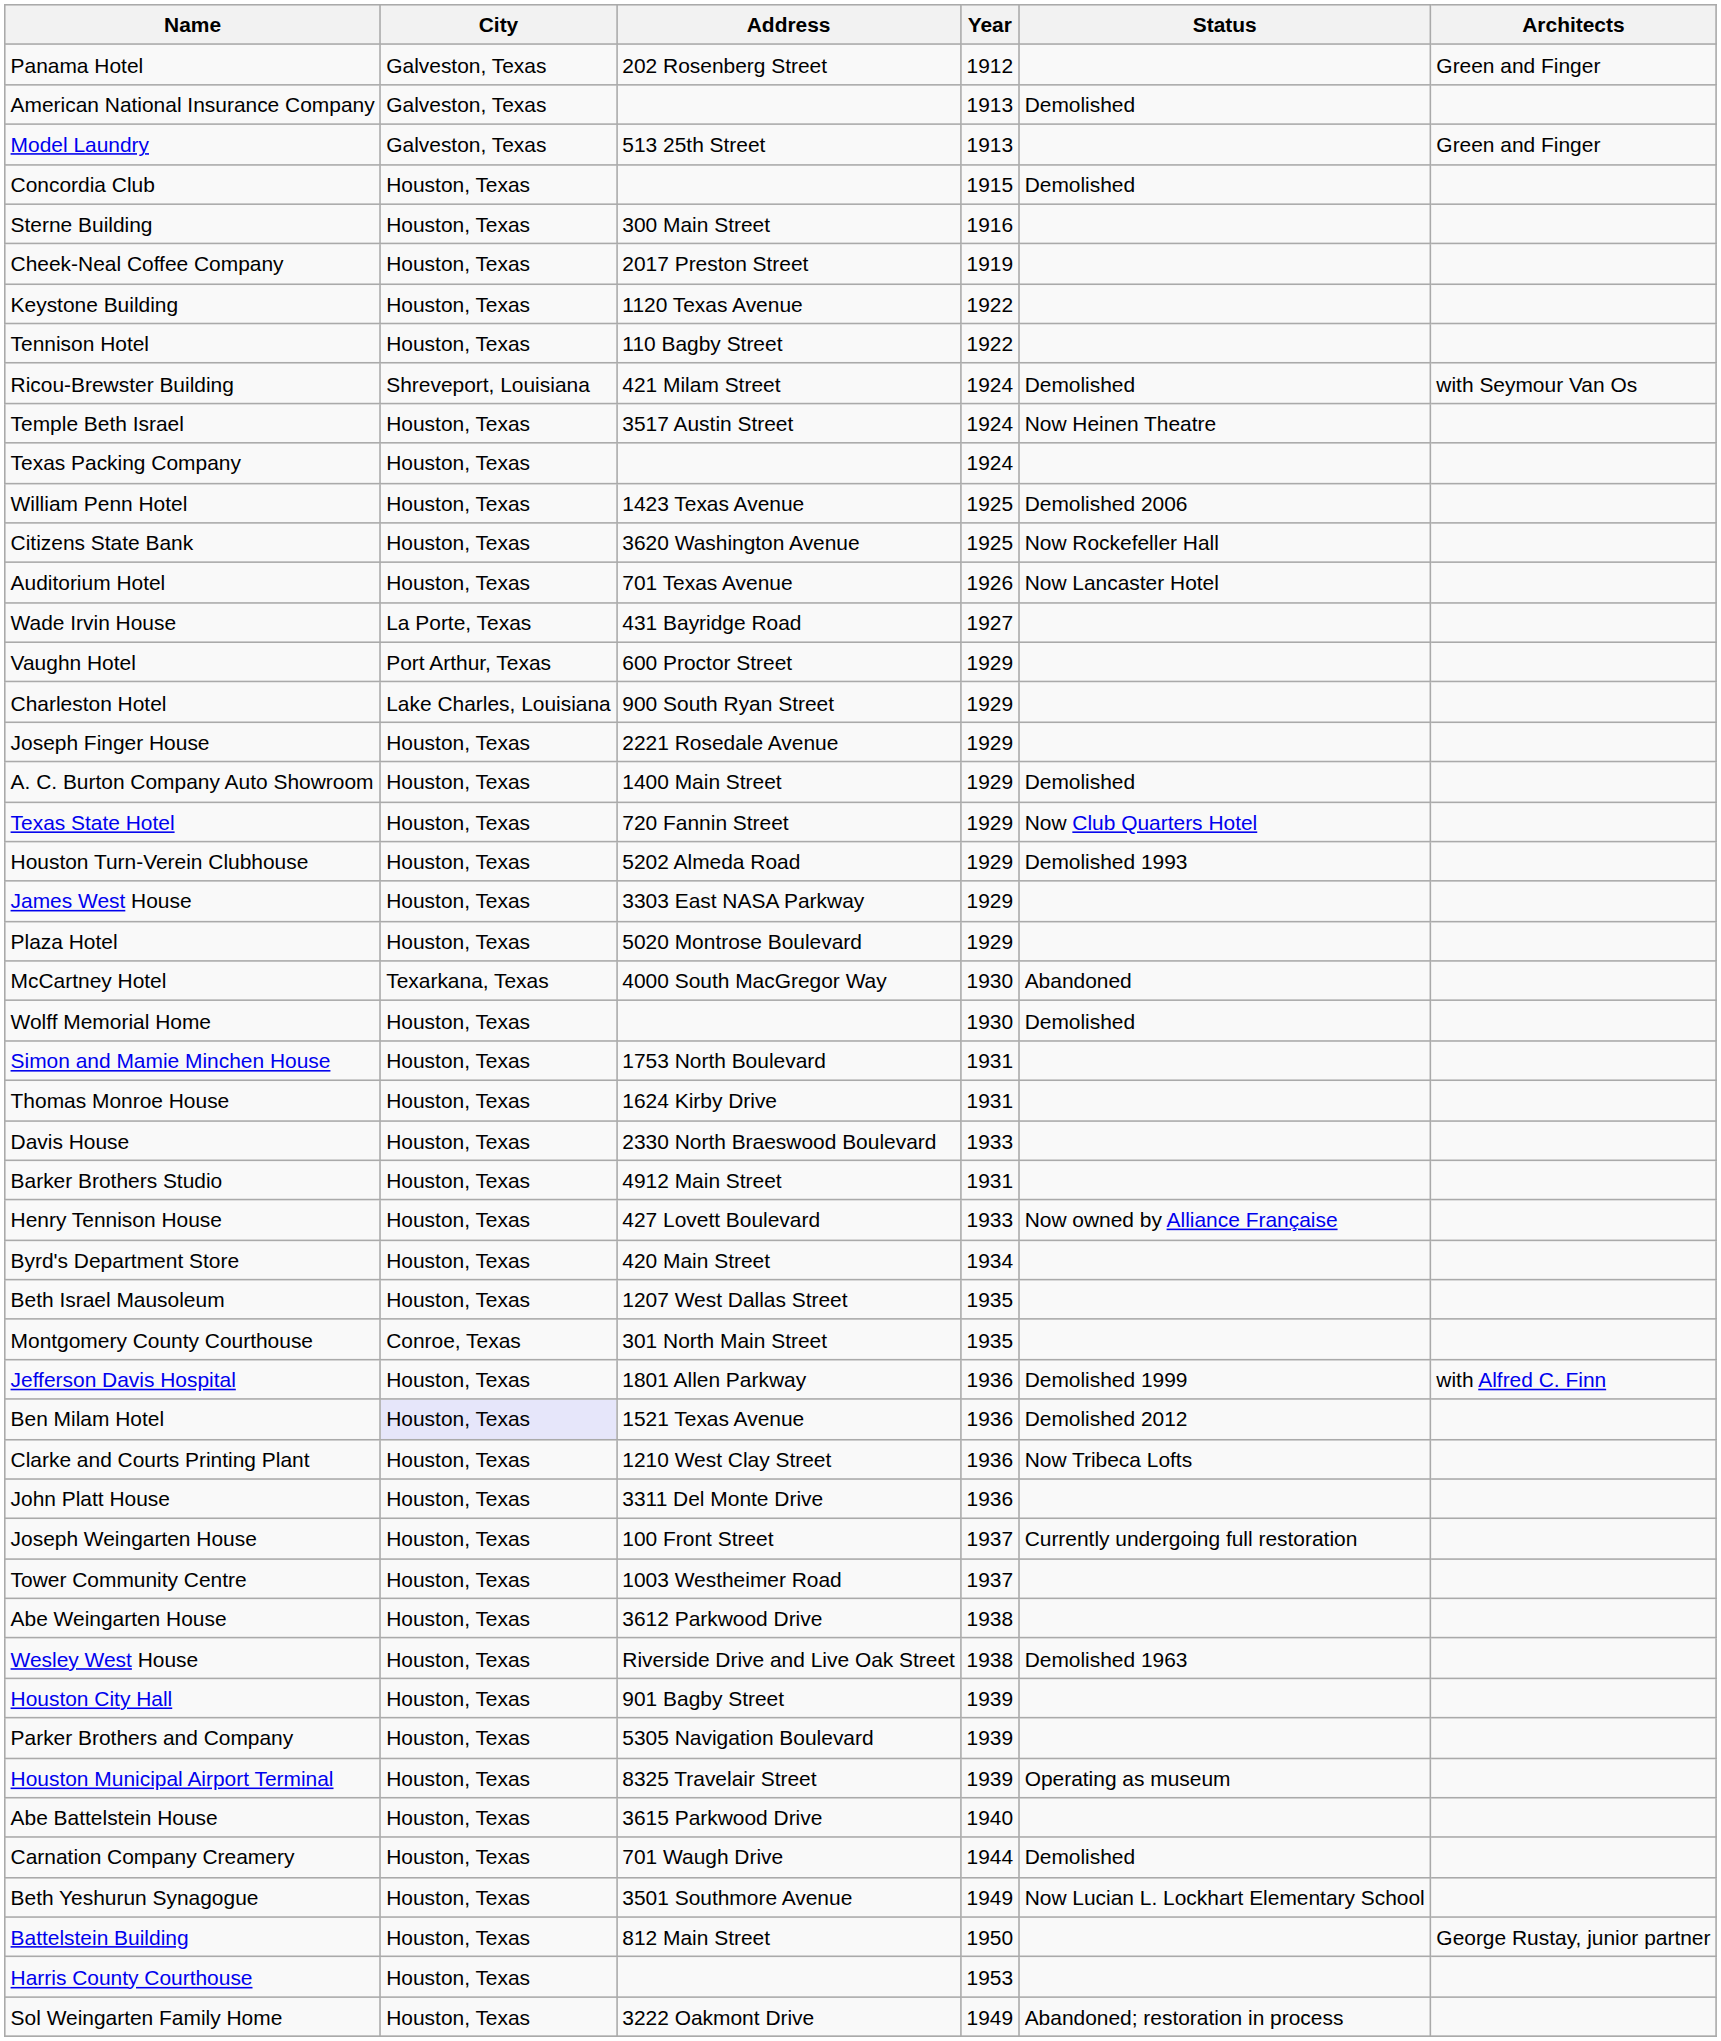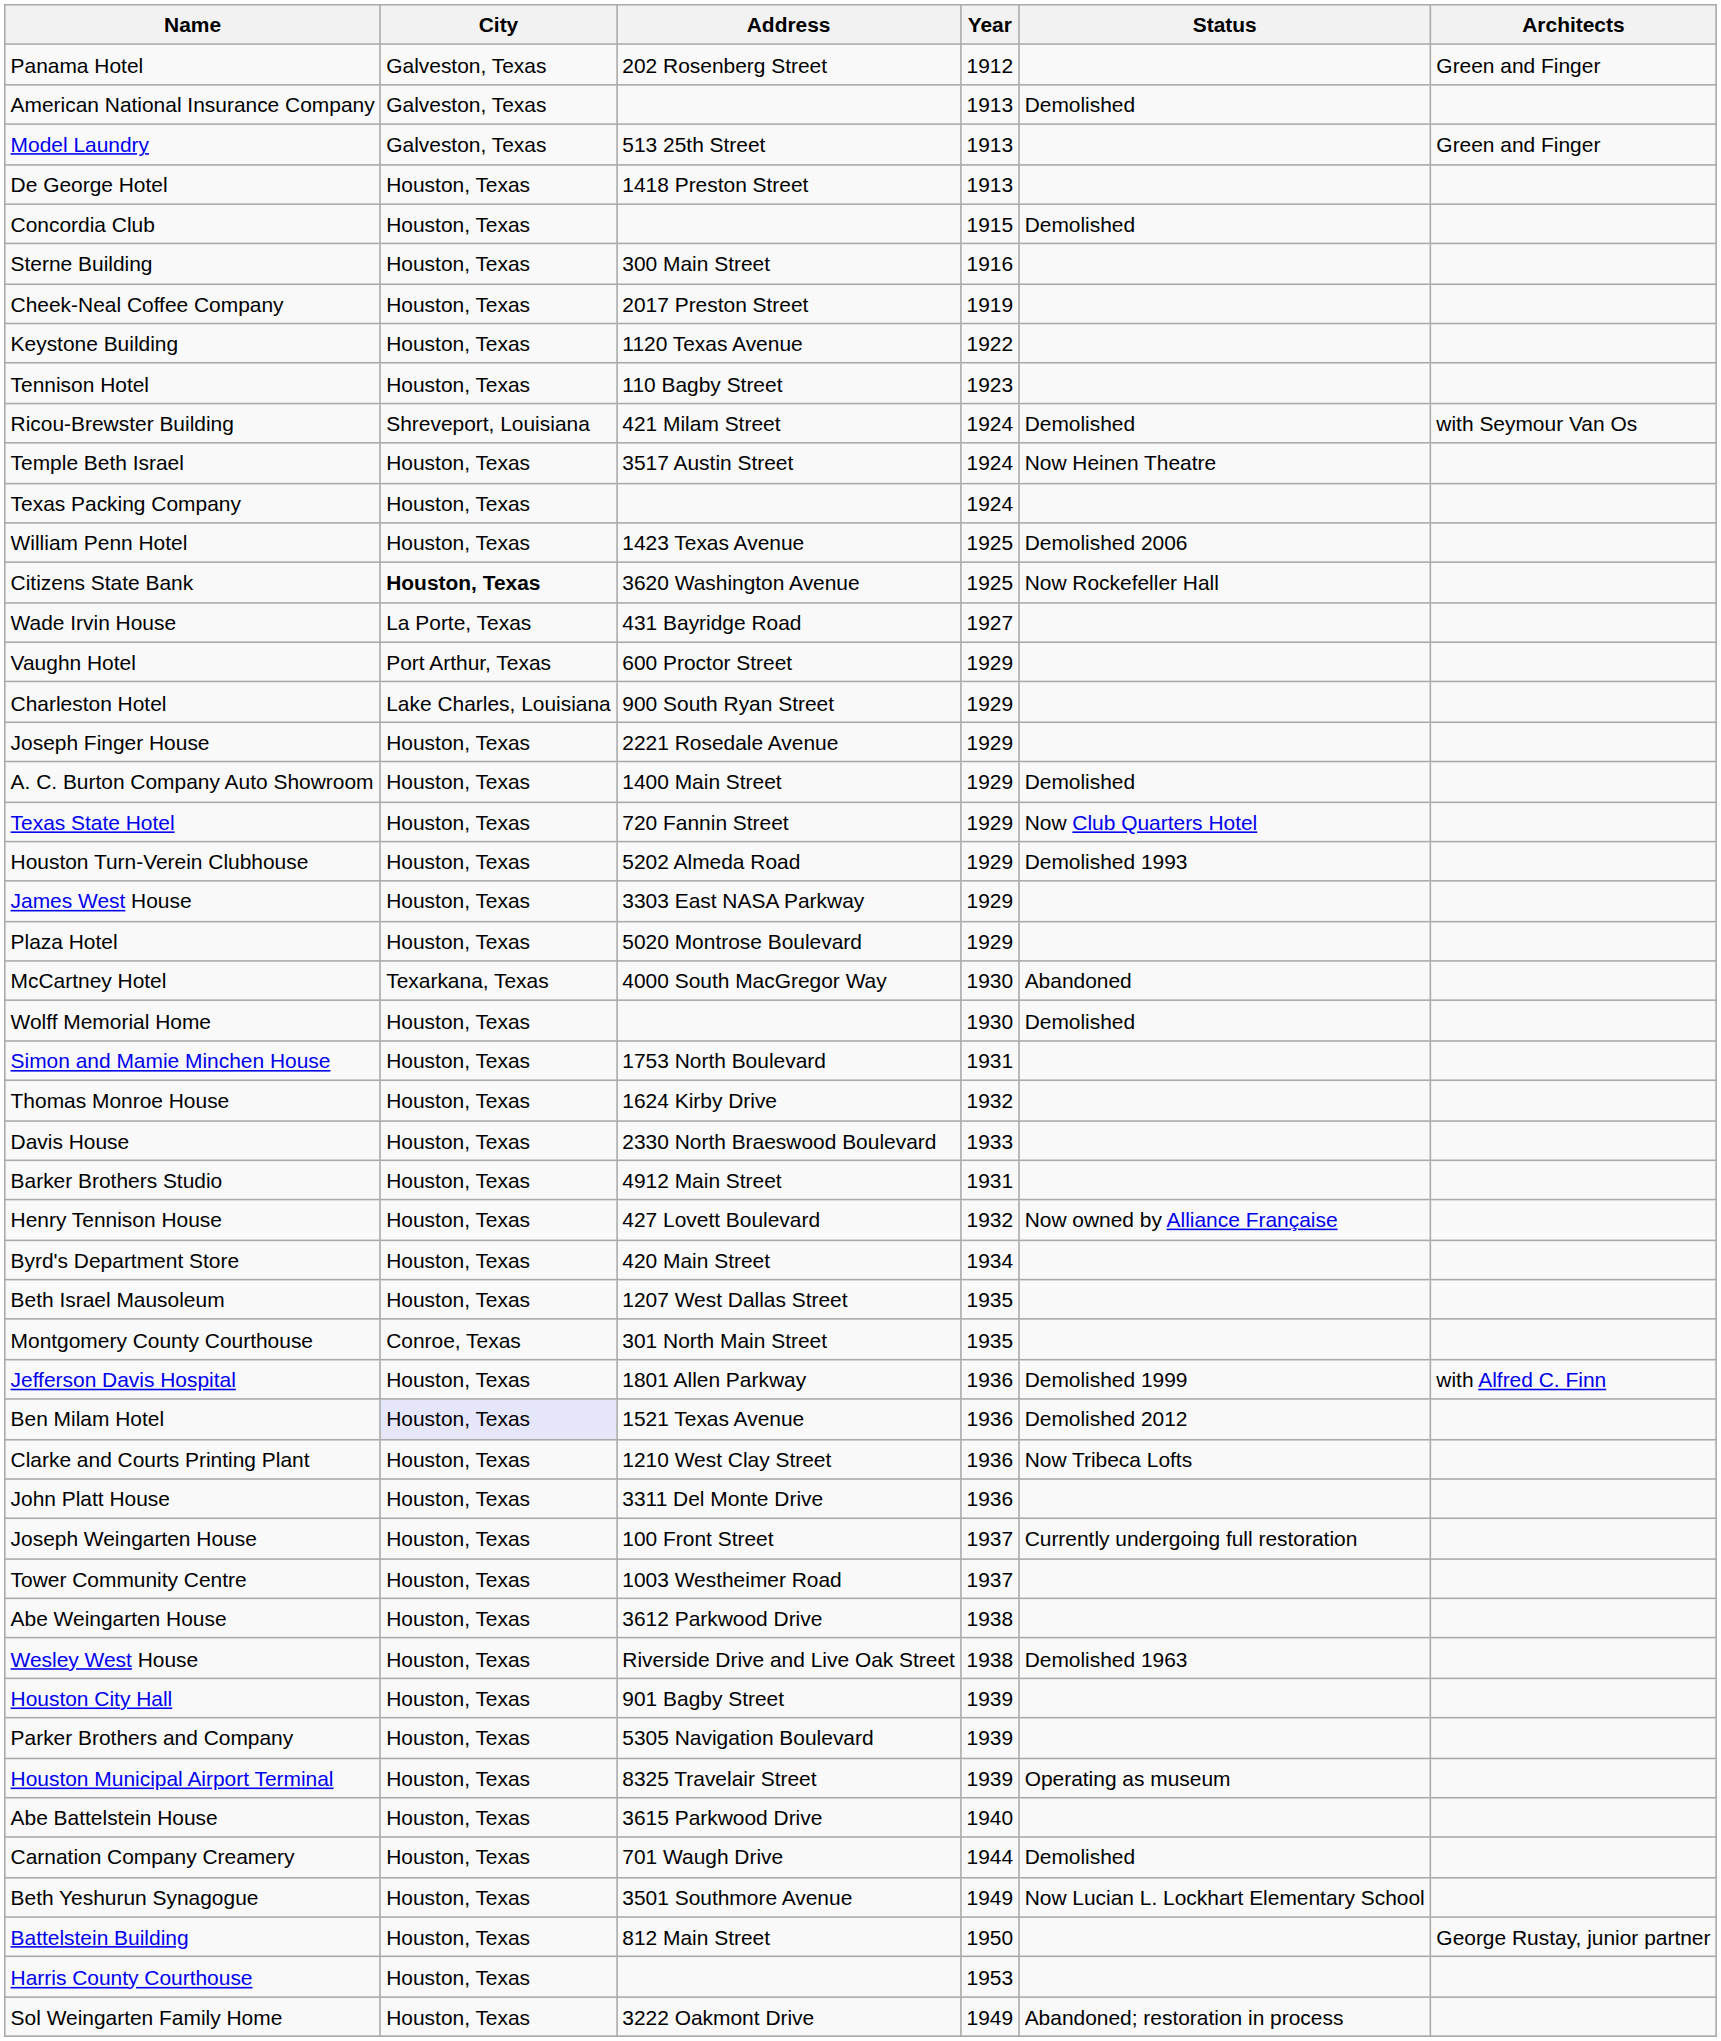+ row: (89, 185)
(990, 344) 1922 -> (990, 384) 1923
(458, 543) normal -> (463, 582) bold
- row: (88, 583)
(990, 1101) 1931 -> (990, 1101) 1932
(990, 1221) 1933 -> (990, 1221) 1932
